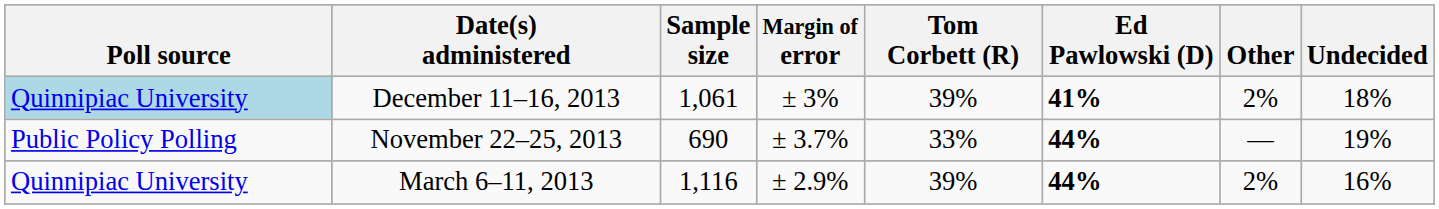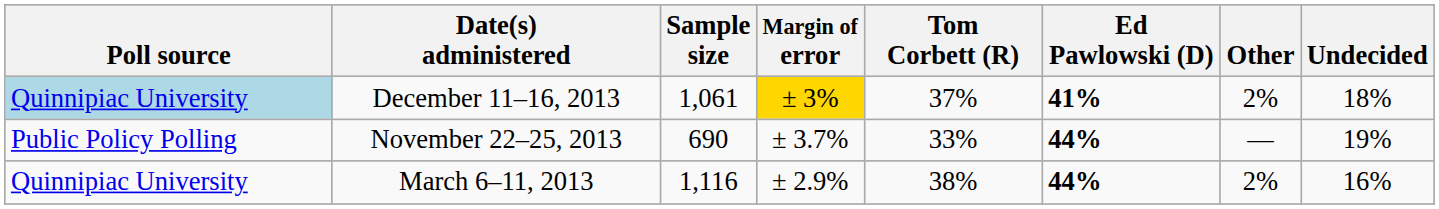(810, 97) no background -> (810, 97) gold background
(953, 97) 39% -> (953, 97) 37%
(953, 181) 39% -> (953, 181) 38%
